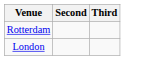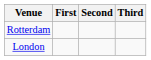+ column: (66, 13)
